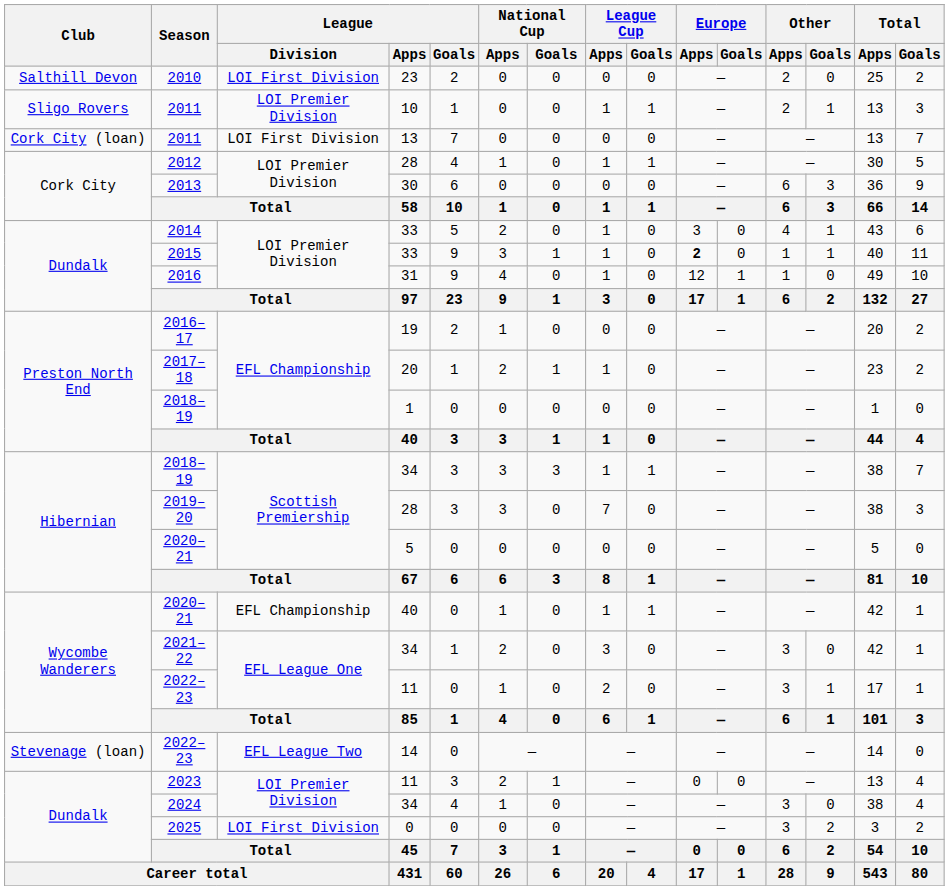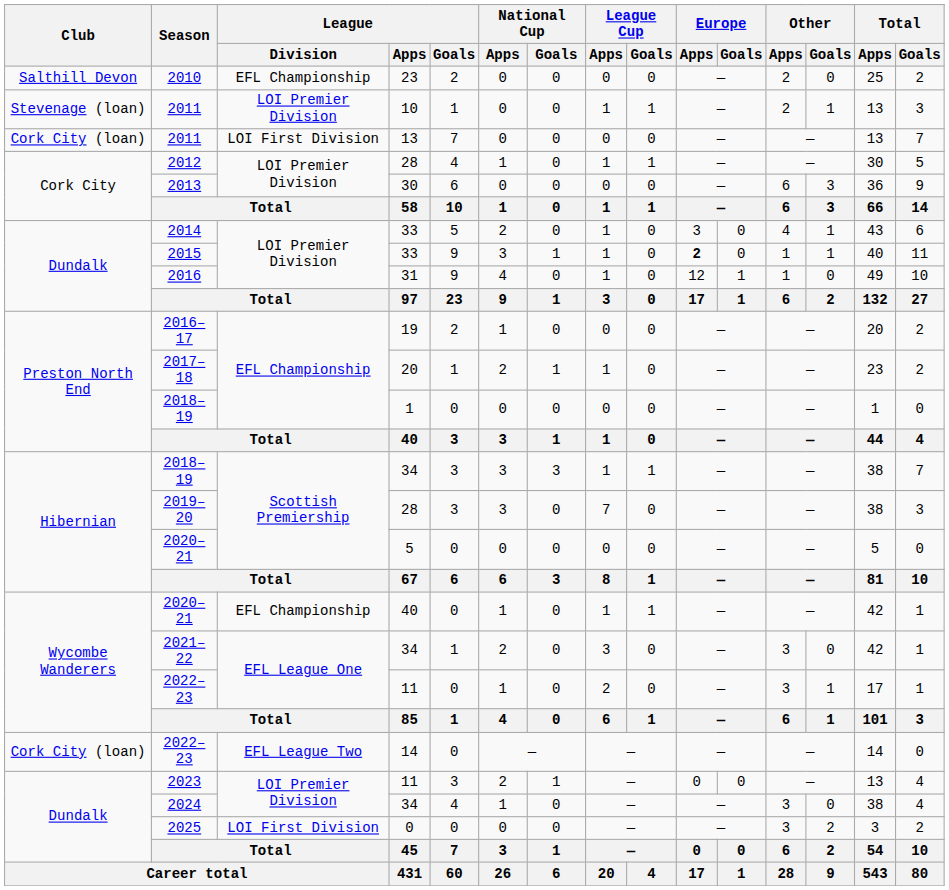(303, 78) LOI First Division -> (303, 78) EFL Championship
(78, 109) Sligo Rovers -> (78, 109) Stevenage (loan)
(78, 751) Stevenage (loan) -> (78, 751) Cork City (loan)
